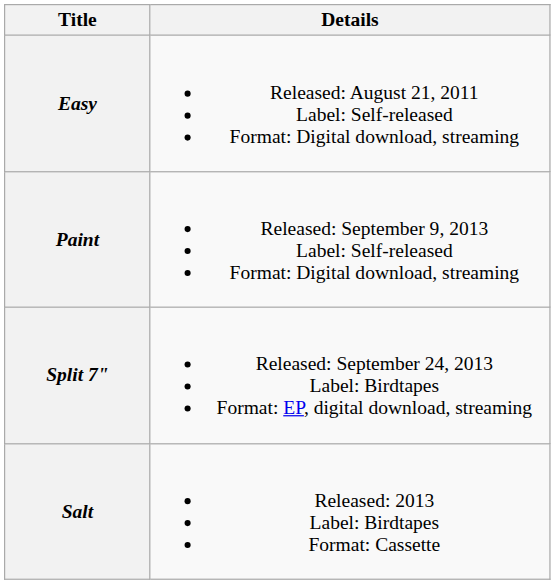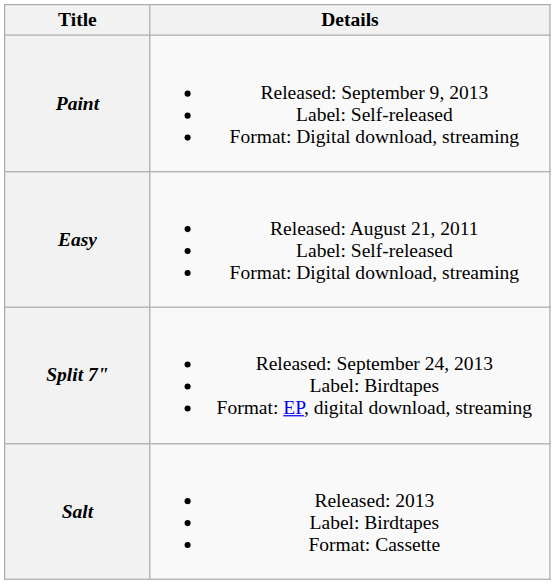rows swapped: (77, 103) <-> (77, 239)
